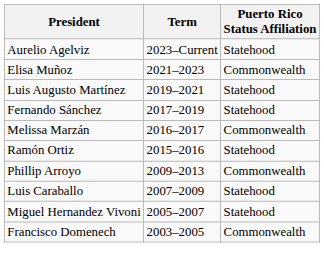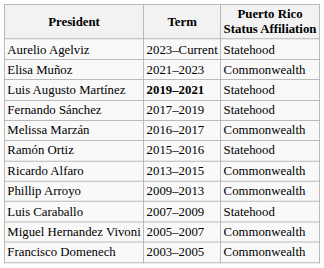(175, 89) normal -> (175, 89) bold
+ row: (46, 171)
(249, 211) Statehood -> (265, 232) Commonwealth
